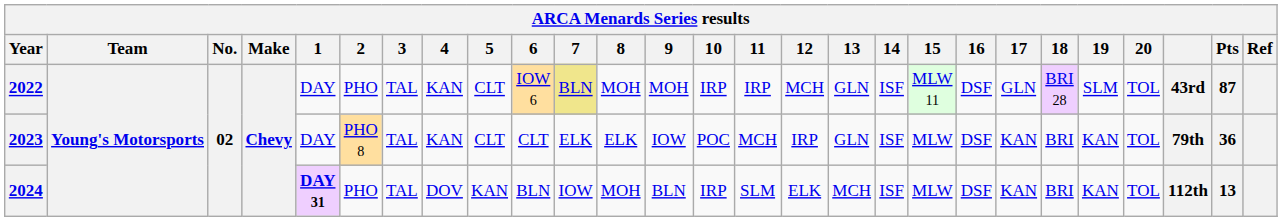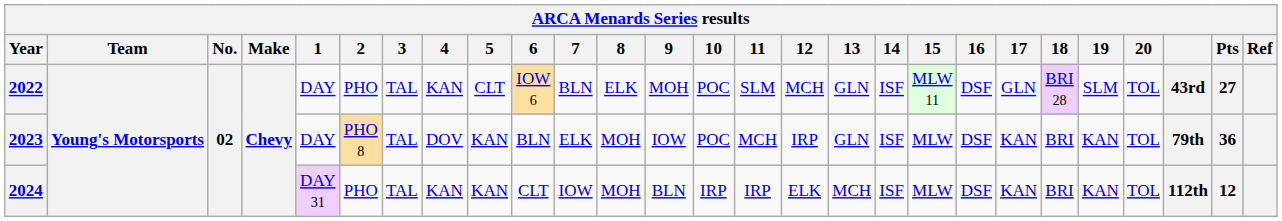(576, 88) khaki background -> (576, 88) no background
(621, 88) MOH -> (621, 88) ELK
(713, 88) IRP -> (713, 88) POC
(758, 88) IRP -> (758, 88) SLM
(1227, 88) 87 -> (1227, 88) 27
(444, 139) KAN -> (444, 139) DOV
(490, 139) CLT -> (490, 139) KAN
(533, 139) CLT -> (533, 139) BLN
(621, 139) ELK -> (621, 139) MOH
(318, 190) bold -> (318, 189) normal
(444, 190) DOV -> (444, 190) KAN
(533, 190) BLN -> (533, 190) CLT
(758, 190) SLM -> (758, 190) IRP
(1227, 190) 13 -> (1227, 190) 12
